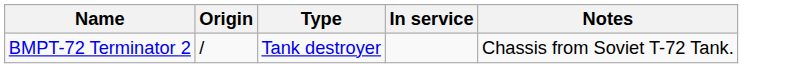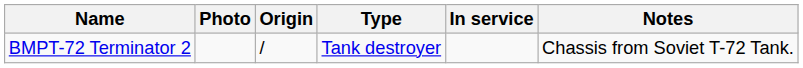+ column: (225, 18)
